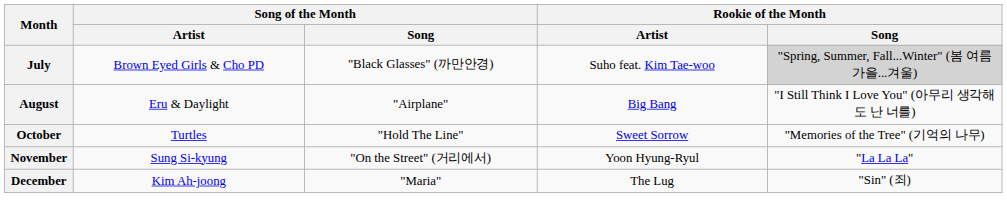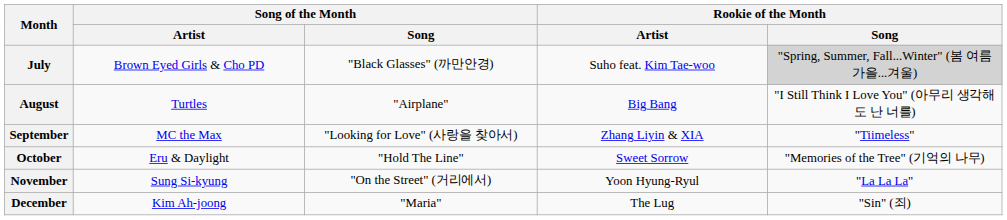(189, 104) Eru & Daylight -> (189, 104) Turtles
+ row: (39, 135)
(189, 135) Turtles -> (189, 158) Eru & Daylight
